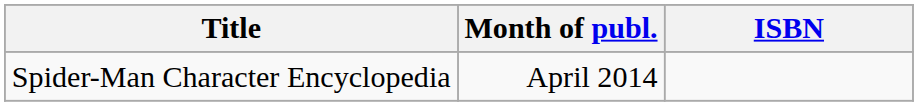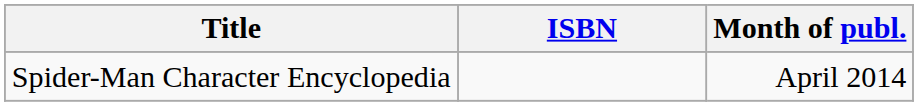columns swapped: (789, 28) <-> (561, 28)
